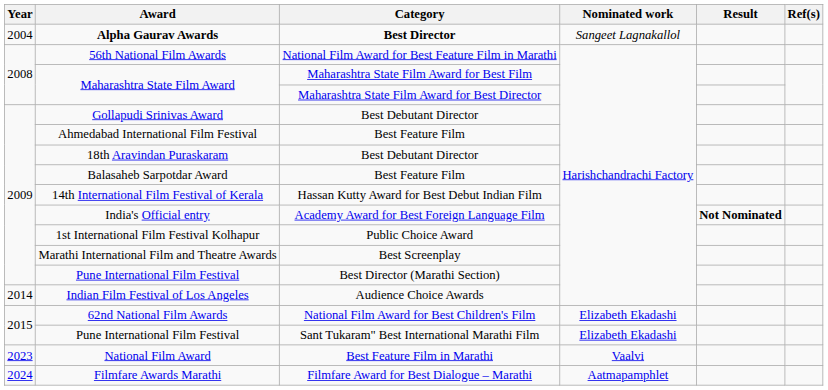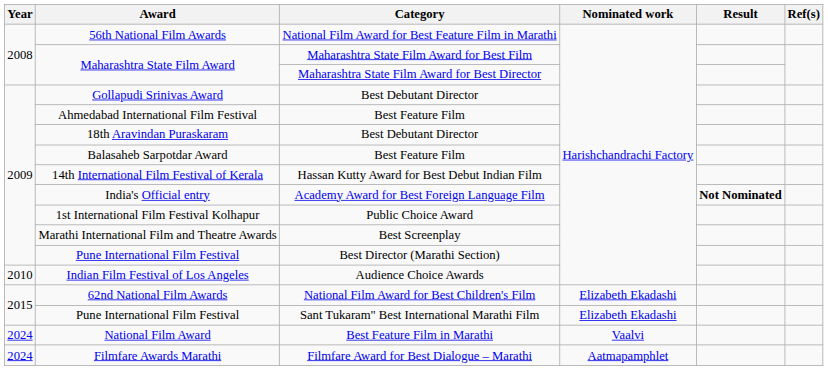- row: (158, 34)
(20, 295) 2014 -> (20, 275) 2010
(20, 355) 2023 -> (20, 335) 2024
